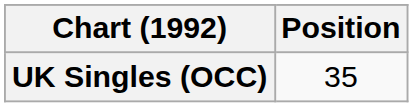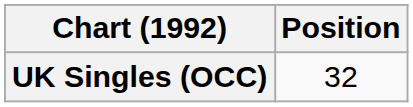(341, 76) 35 -> (341, 76) 32
